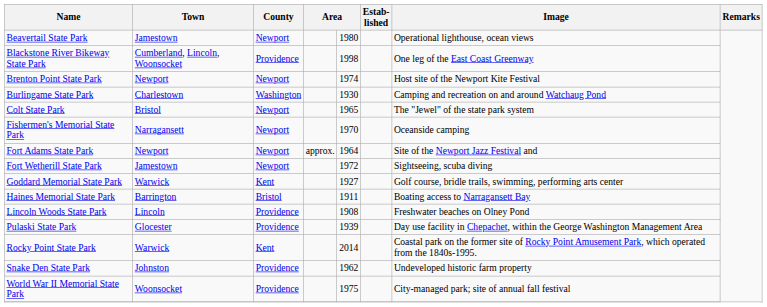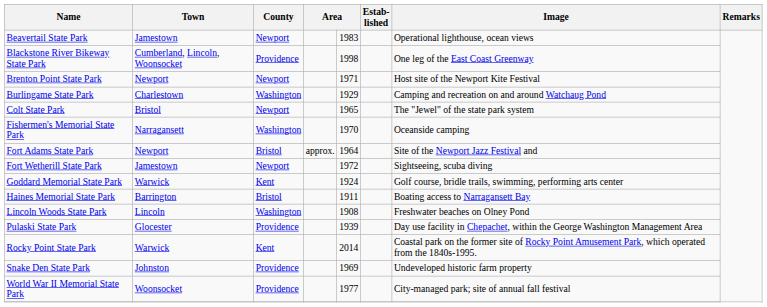(349, 38) 1980 -> (349, 38) 1983
(349, 79) 1974 -> (349, 79) 1971
(349, 94) 1930 -> (349, 94) 1929
(272, 130) Newport -> (278, 130) Washington
(272, 151) Newport -> (269, 151) Bristol
(349, 181) 1927 -> (349, 181) 1924
(277, 211) Providence -> (278, 211) Washington
(349, 268) 1962 -> (349, 268) 1969
(349, 289) 1975 -> (349, 289) 1977
